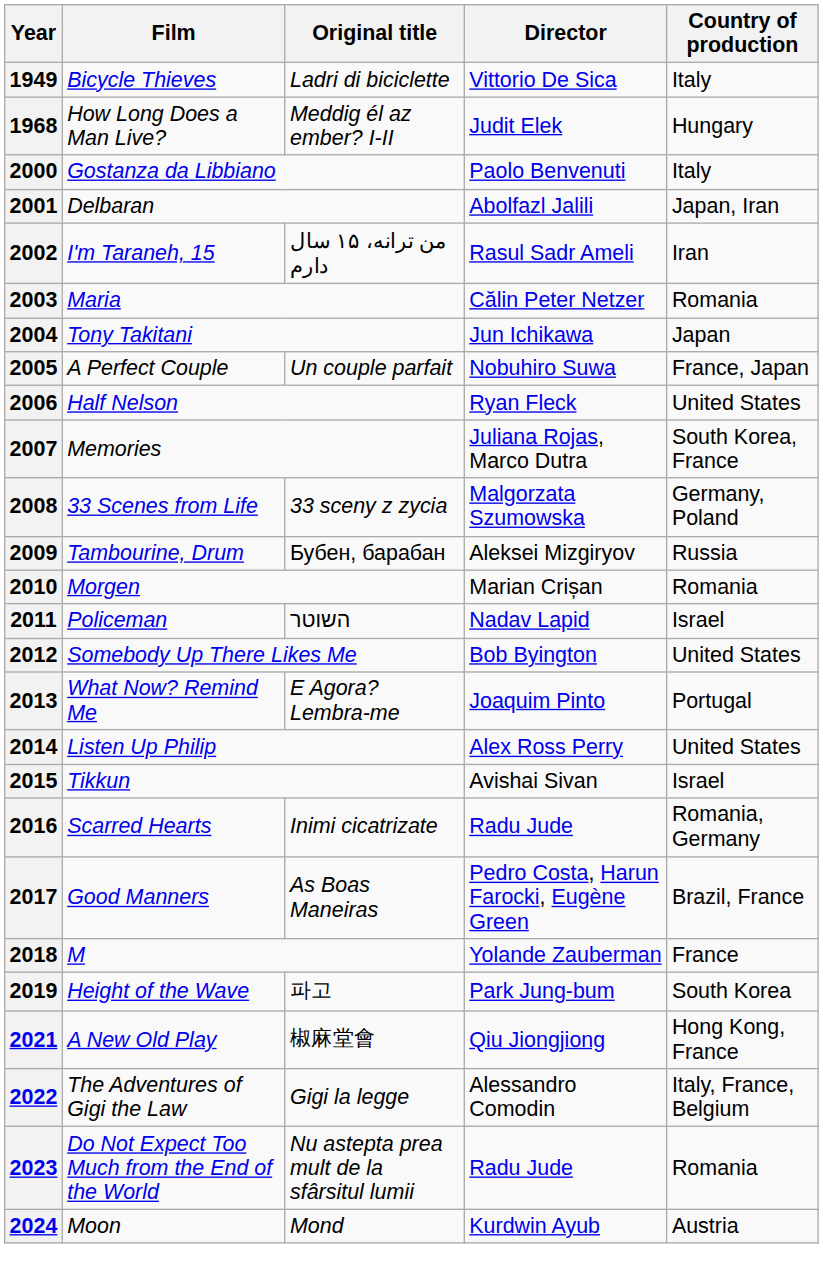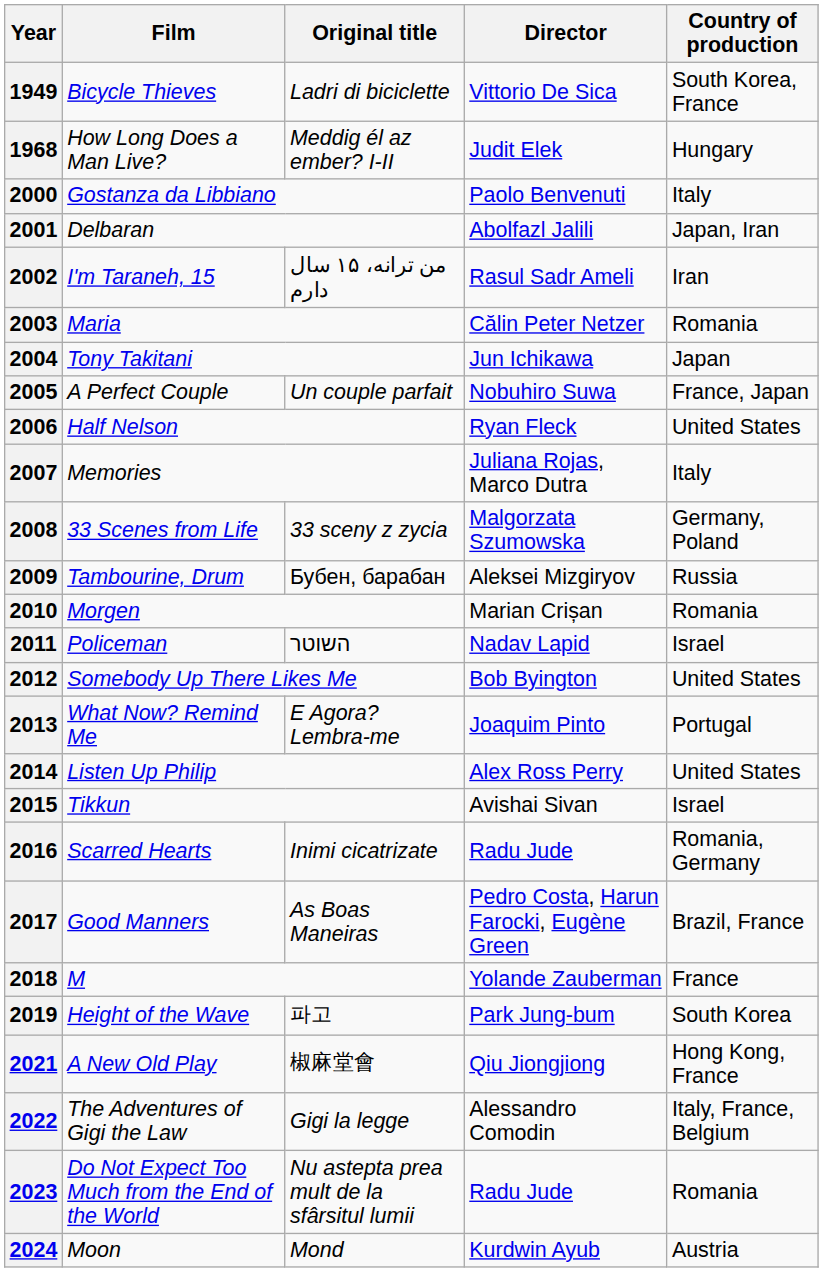(692, 79) Italy -> (734, 91) South Korea, France
(734, 448) South Korea, France -> (692, 472) Italy
